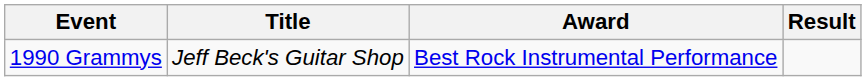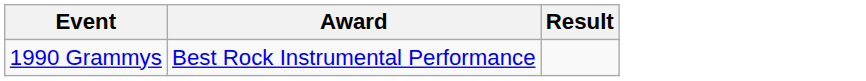- column: (288, 22)
